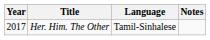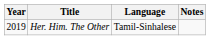(16, 27) 2017 -> (16, 27) 2019
